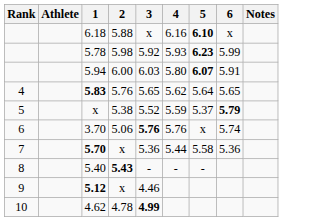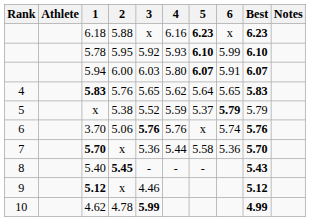+ column: (257, 14)
(203, 33) 6.10 -> (203, 33) 6.23
(122, 52) 5.98 -> (122, 52) 5.95
(203, 52) 6.23 -> (203, 52) 6.10
(122, 168) 5.43 -> (122, 168) 5.45
(149, 206) 4.99 -> (149, 206) 5.99
